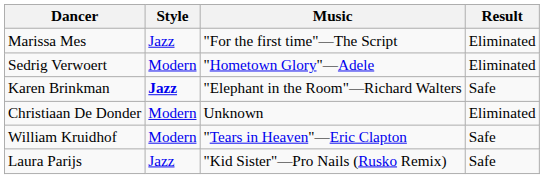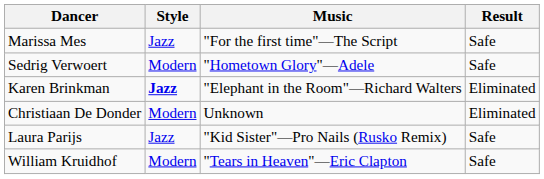(502, 40) Eliminated -> (482, 40) Safe
(502, 64) Eliminated -> (482, 64) Safe
(482, 88) Safe -> (502, 88) Eliminated
rows swapped: (45, 161) <-> (62, 137)
